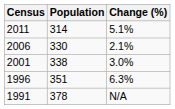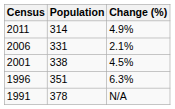(121, 29) 5.1% -> (121, 29) 4.9%
(59, 46) 330 -> (59, 46) 331
(121, 63) 3.0% -> (121, 63) 4.5%
